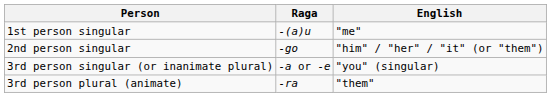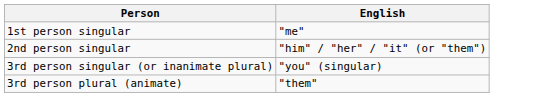- column: (304, 13)
